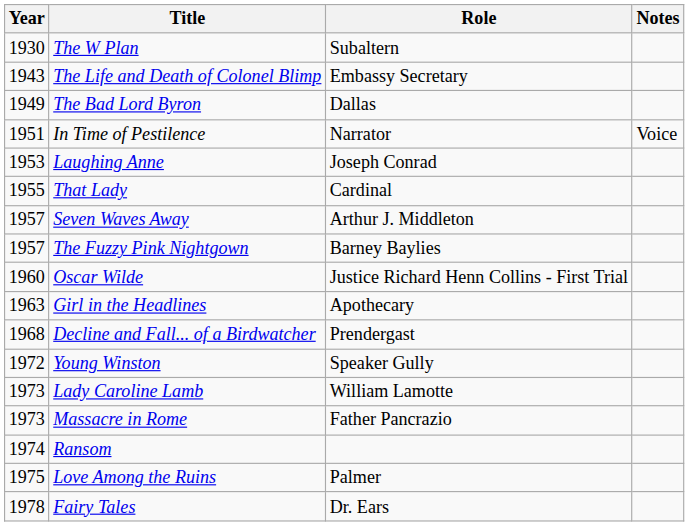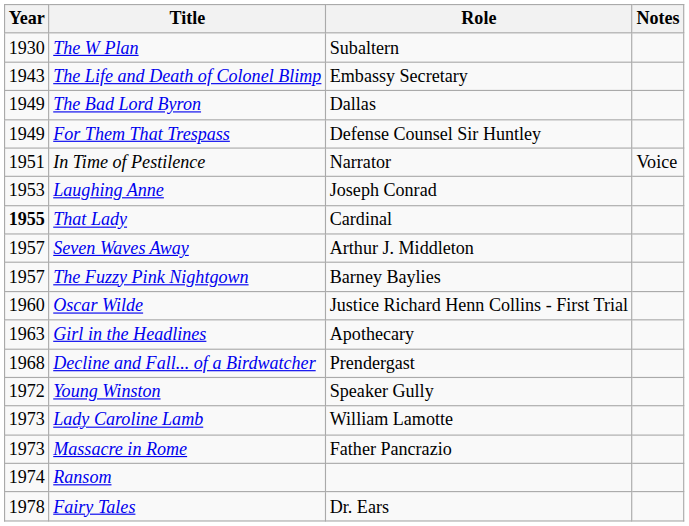+ row: (142, 133)
(27, 190) normal -> (27, 219) bold
- row: (135, 477)
